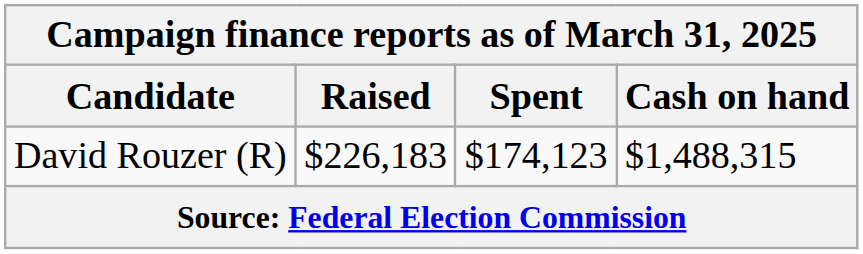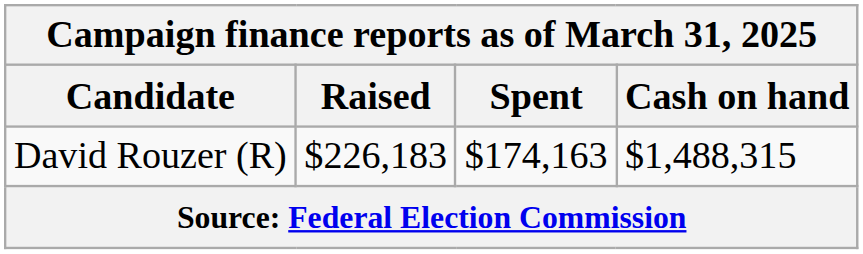(536, 155) $174,123 -> (536, 155) $174,163
